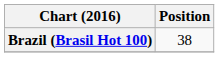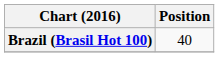(185, 39) 38 -> (185, 39) 40
